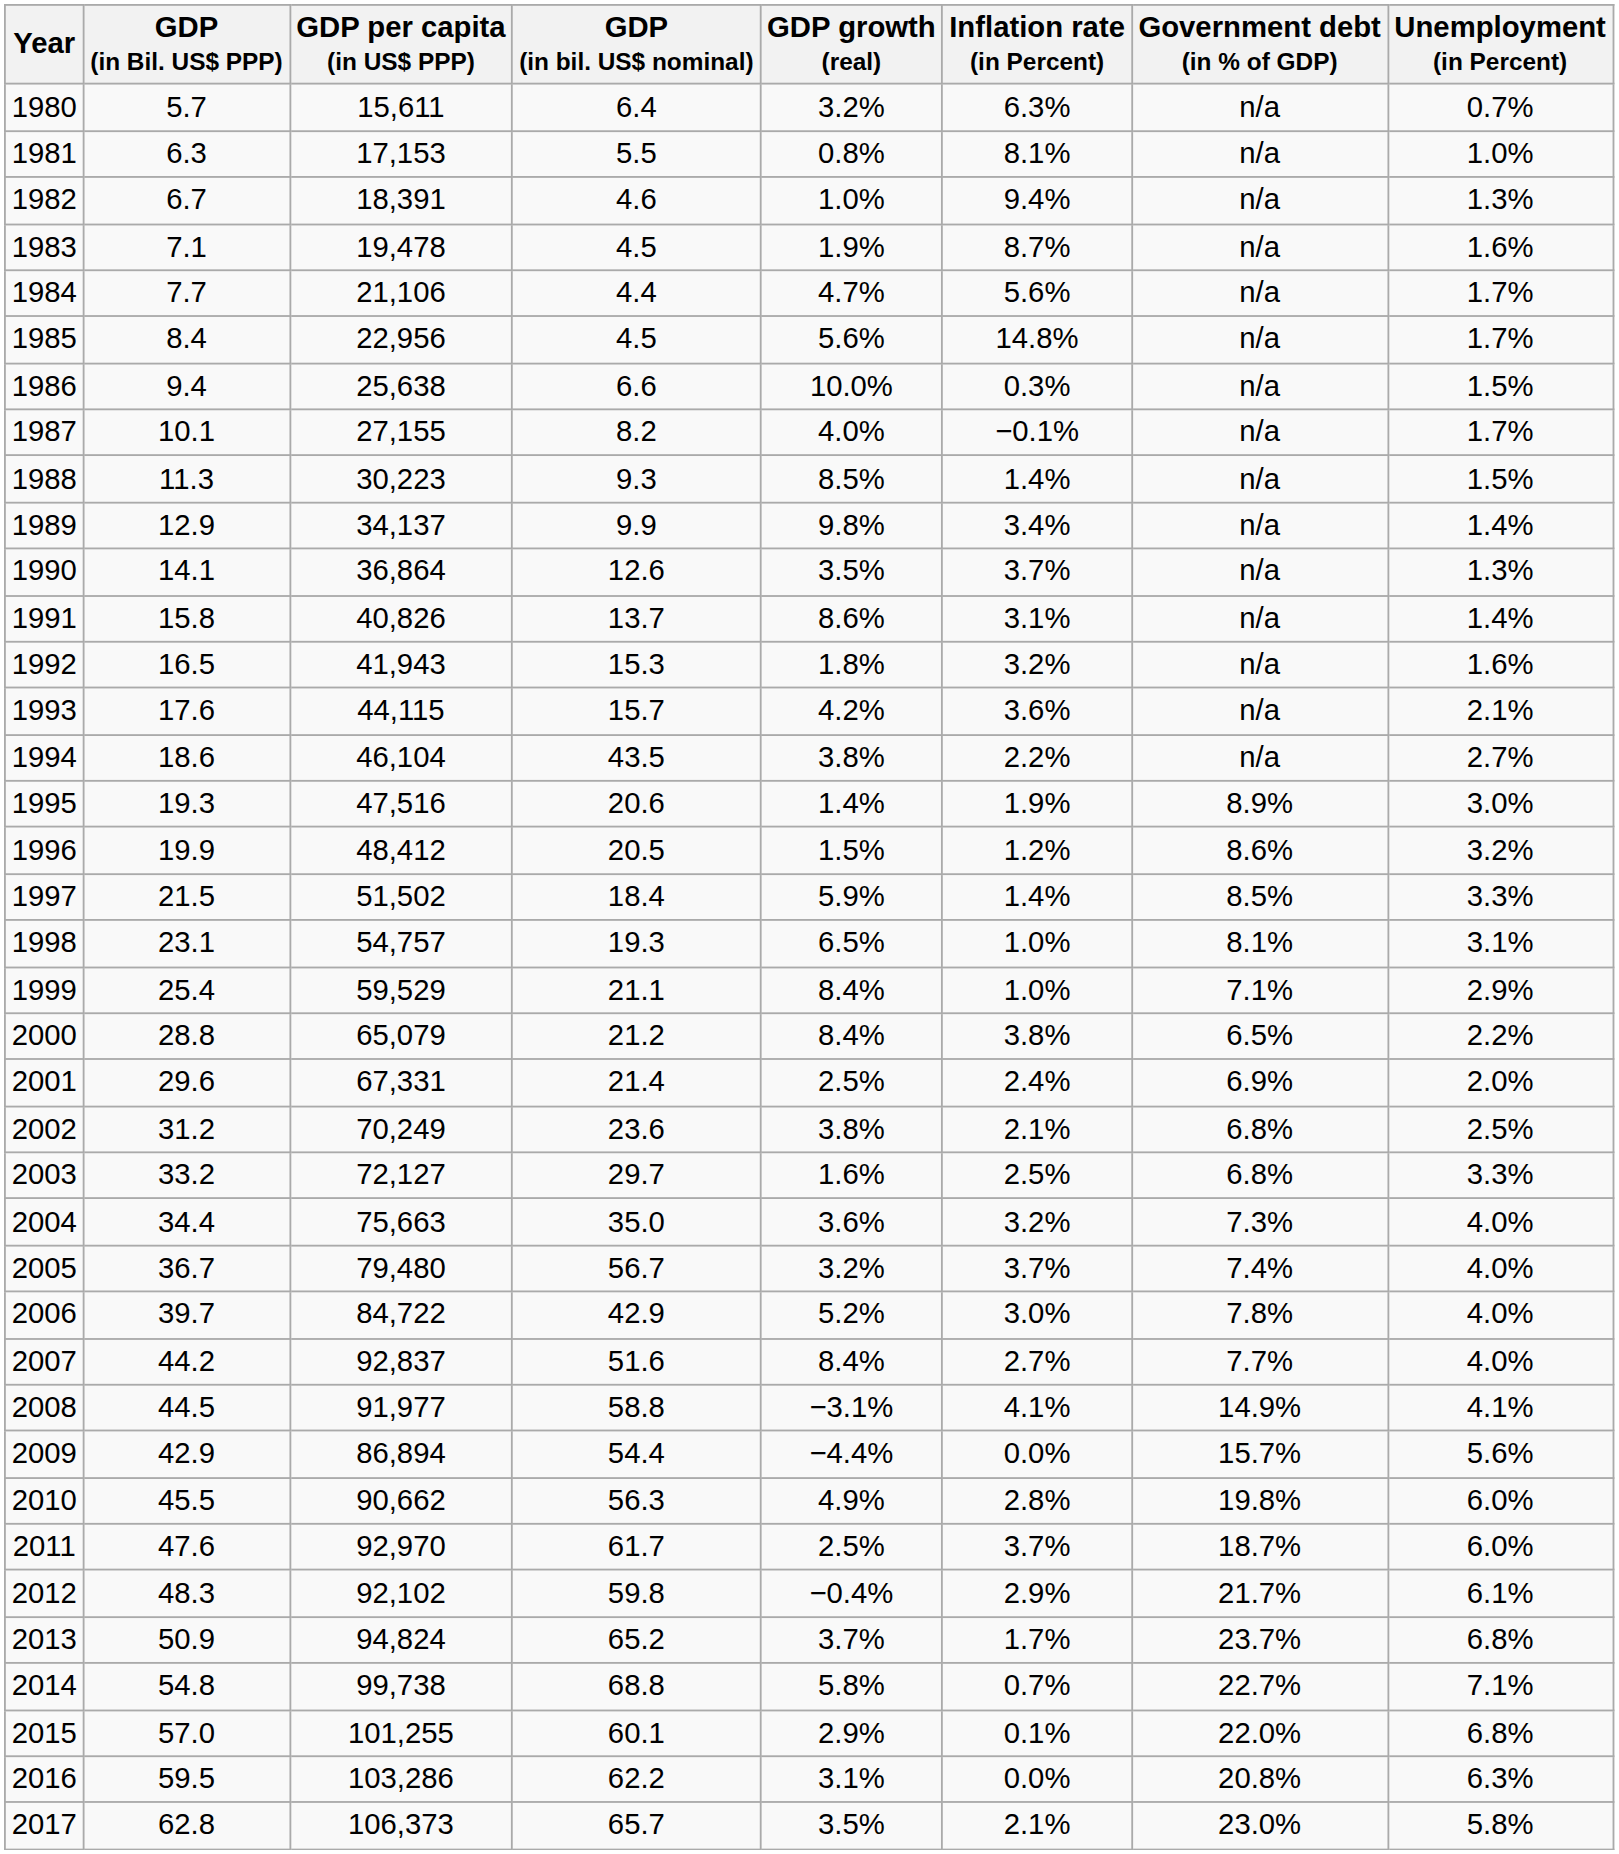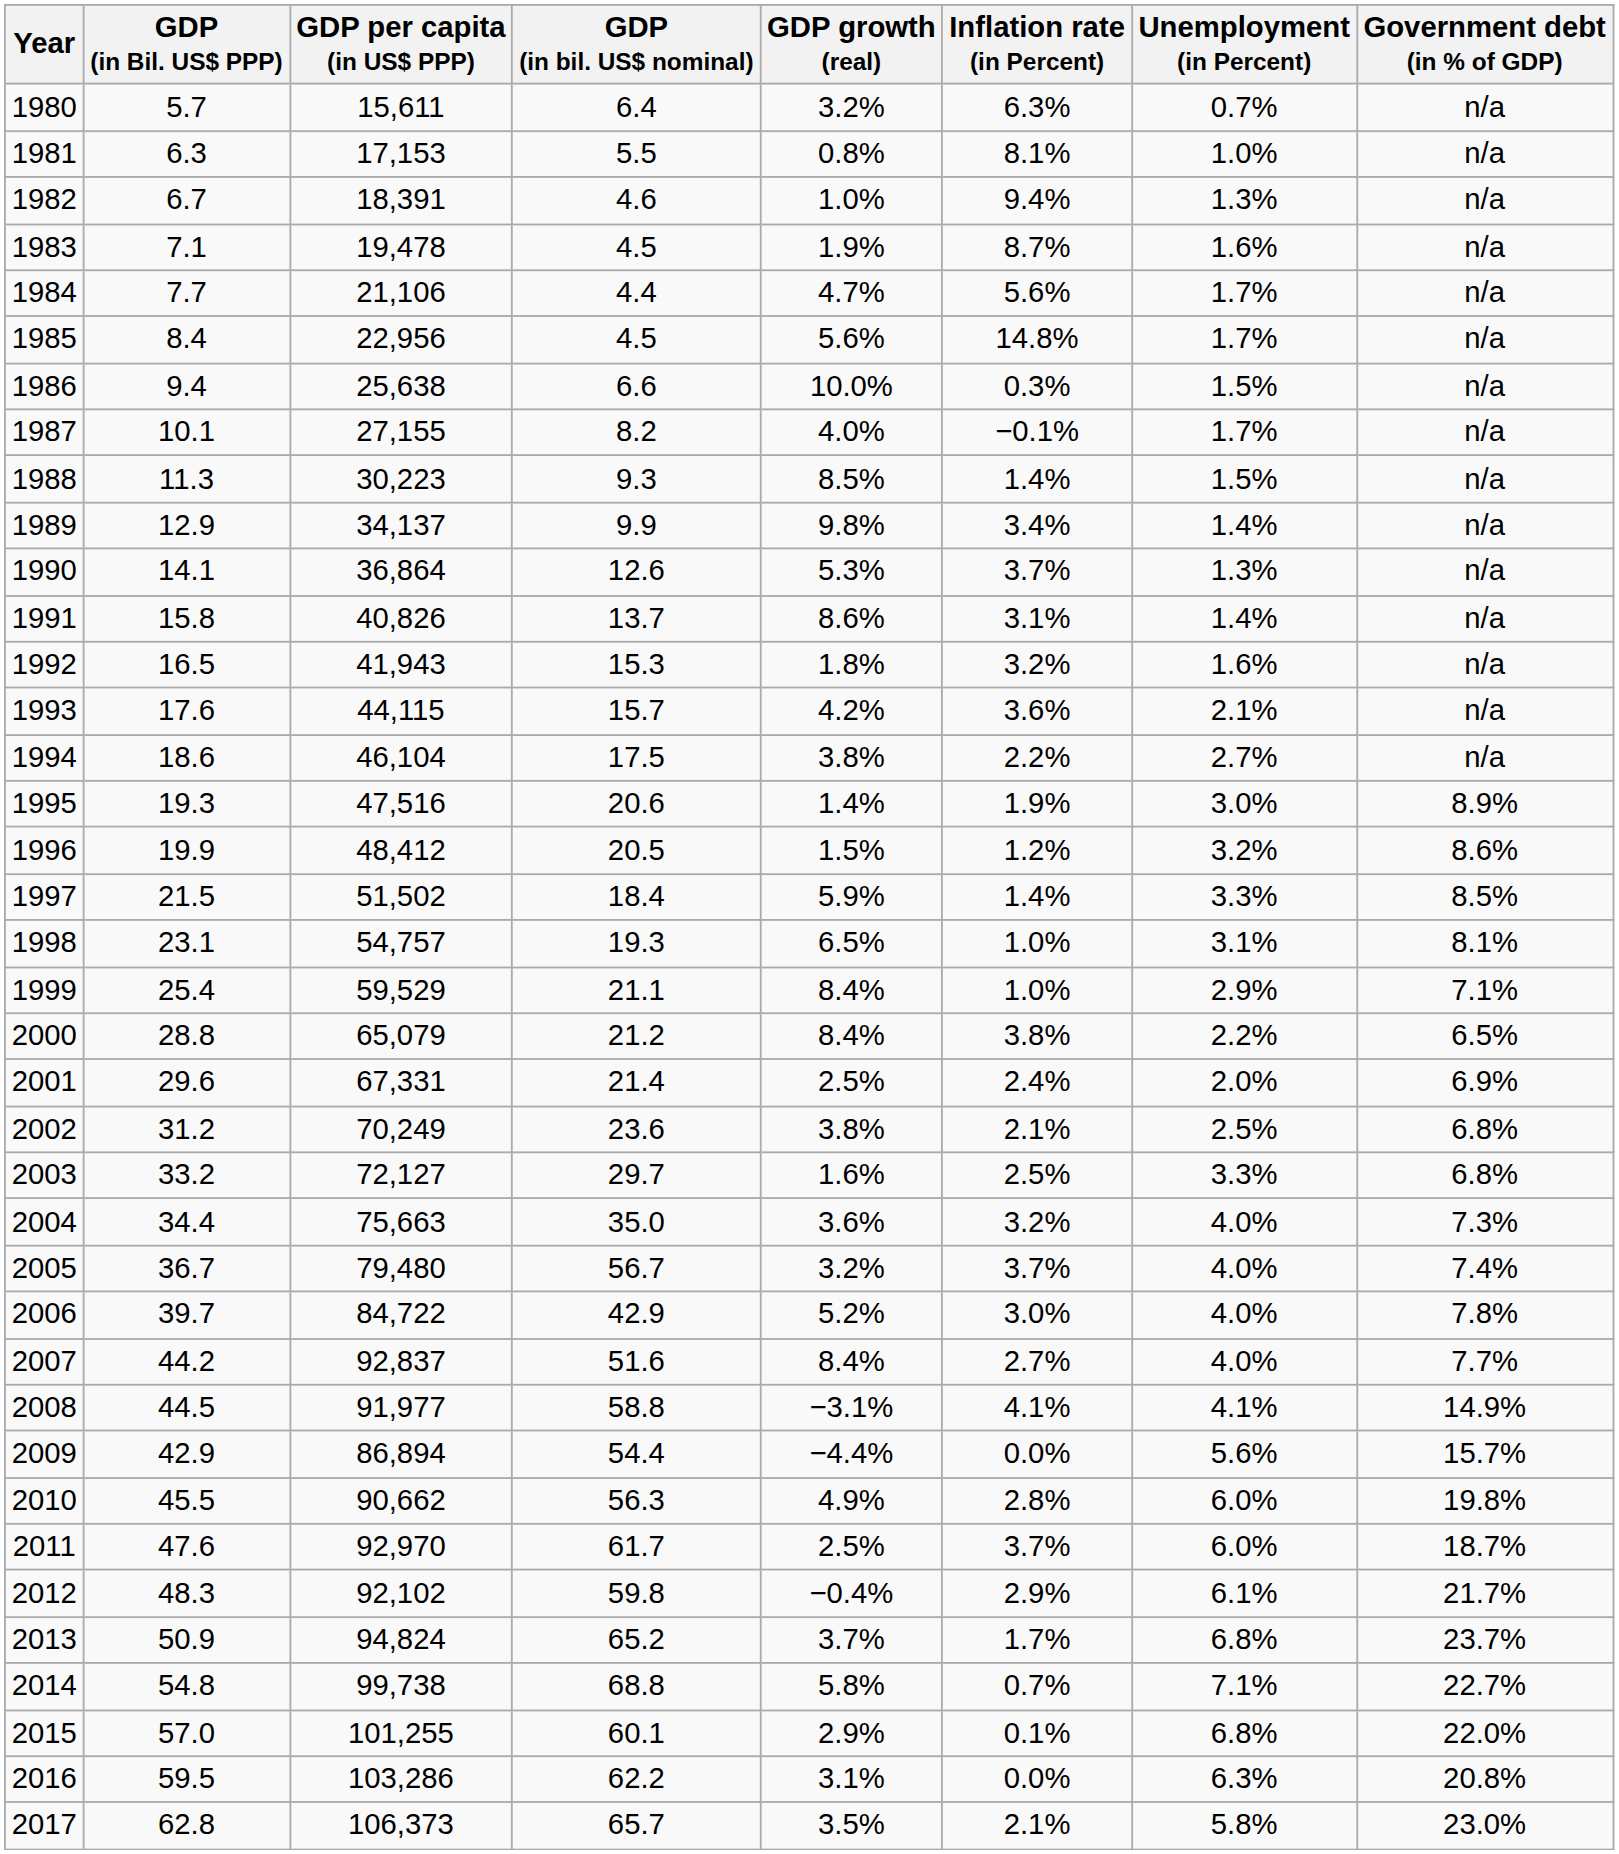columns swapped: (1500, 44) <-> (1260, 44)
(851, 571) 3.5% -> (851, 571) 5.3%
(636, 757) 43.5 -> (636, 757) 17.5
